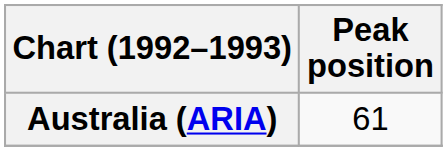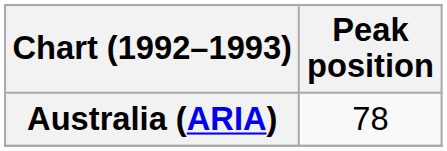(370, 118) 61 -> (370, 118) 78
